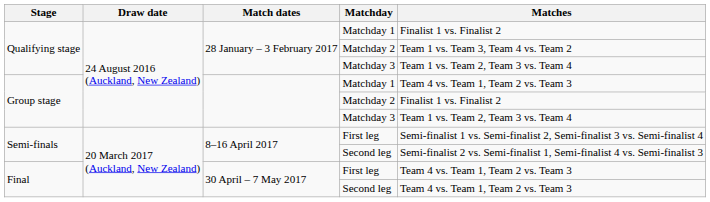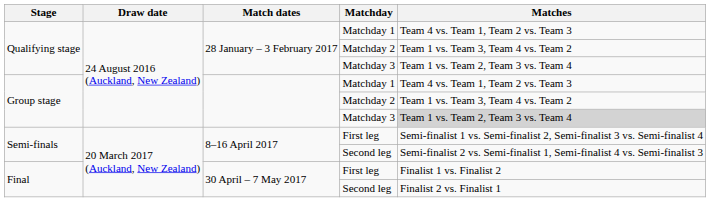(451, 30) Finalist 1 vs. Finalist 2 -> (486, 30) Team 4 vs. Team 1, Team 2 vs. Team 3
(451, 100) Finalist 1 vs. Finalist 2 -> (486, 100) Team 1 vs. Team 3, Team 4 vs. Team 2
(486, 118) no background -> (486, 118) lightgrey background
(486, 170) Team 4 vs. Team 1, Team 2 vs. Team 3 -> (451, 170) Finalist 1 vs. Finalist 2
(486, 188) Team 4 vs. Team 1, Team 2 vs. Team 3 -> (451, 188) Finalist 2 vs. Finalist 1
